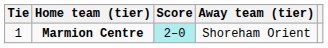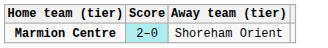- column: (18, 14)
